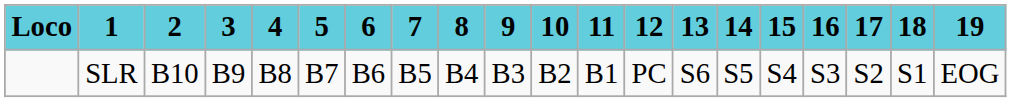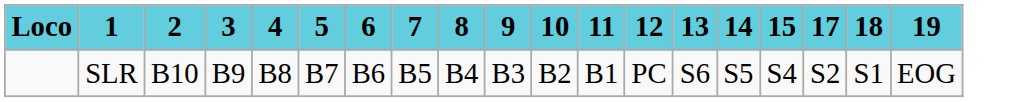- column: (825, 27)
